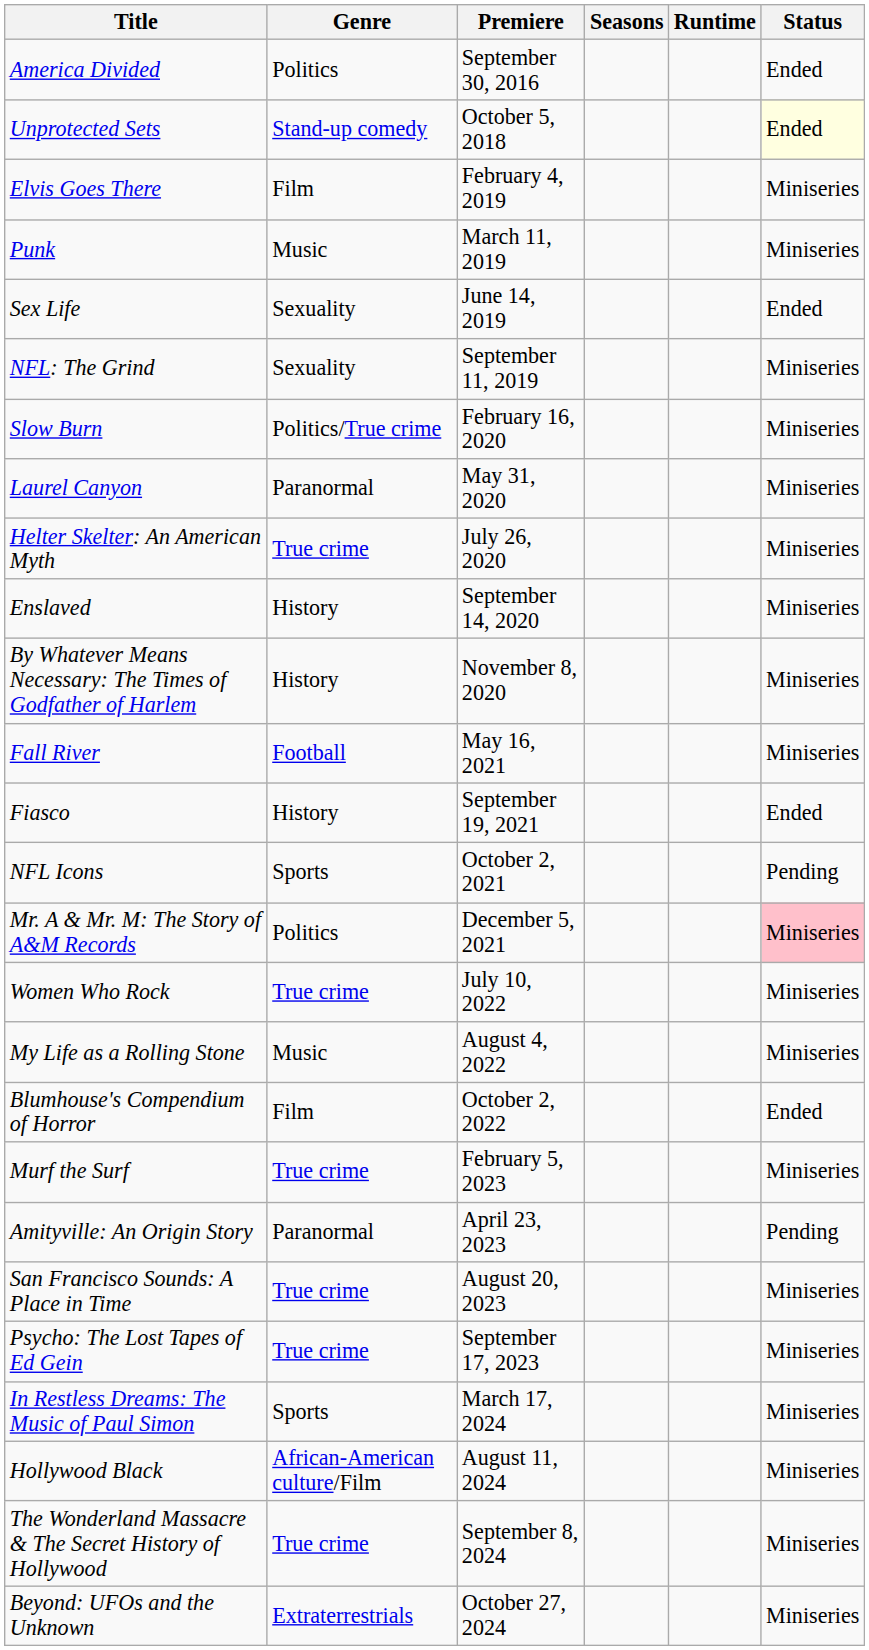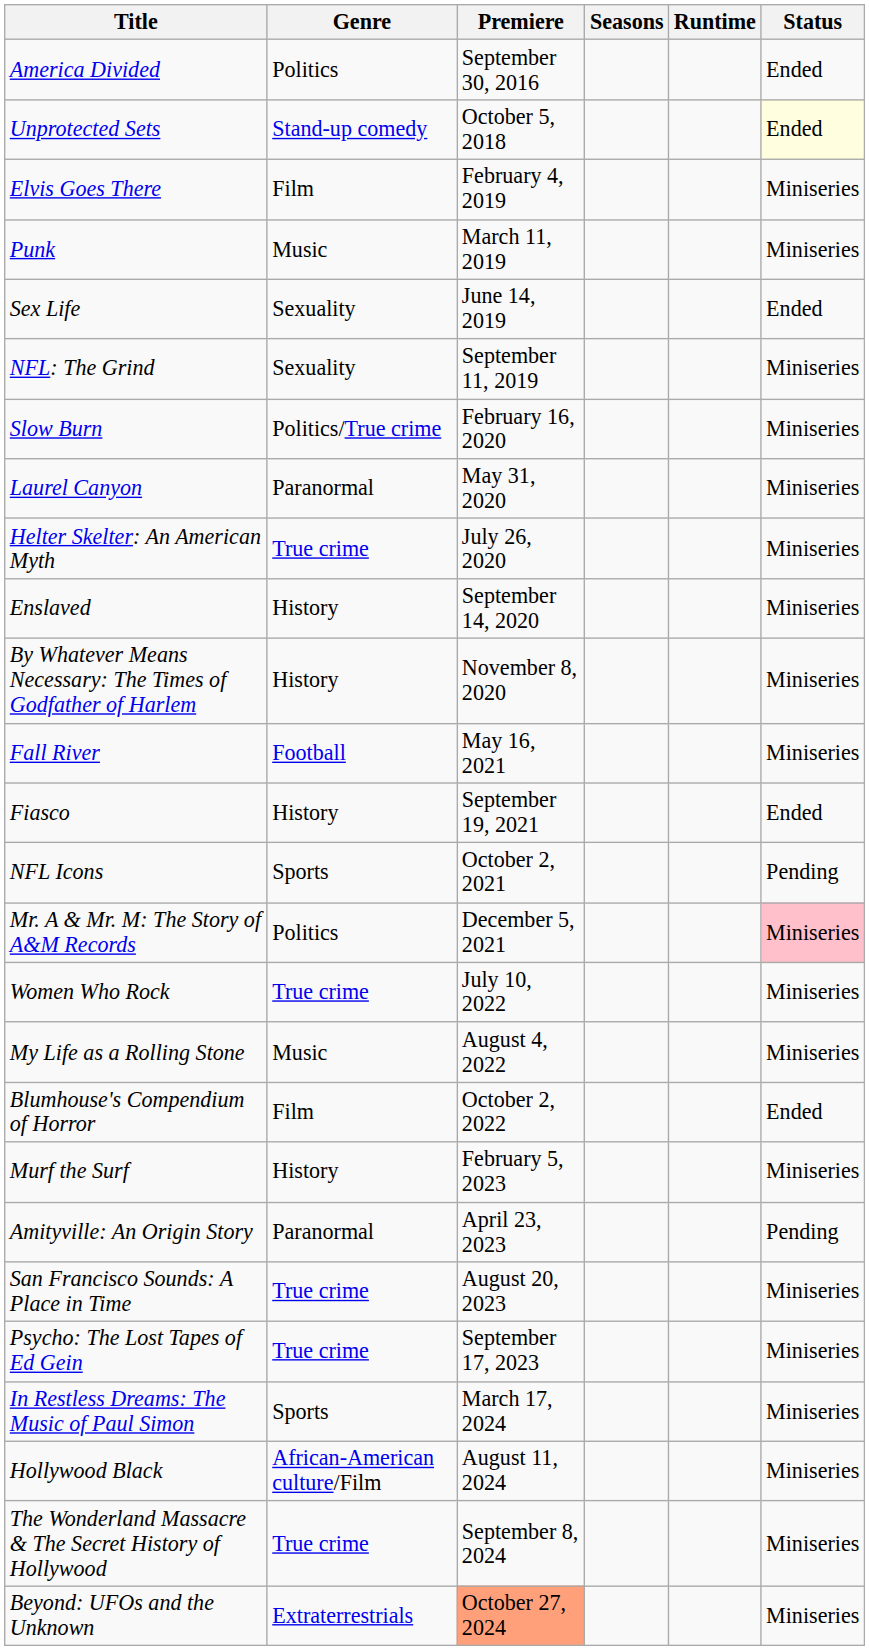(321, 1171) True crime -> (305, 1171) History
(514, 1615) no background -> (514, 1615) lightsalmon background
